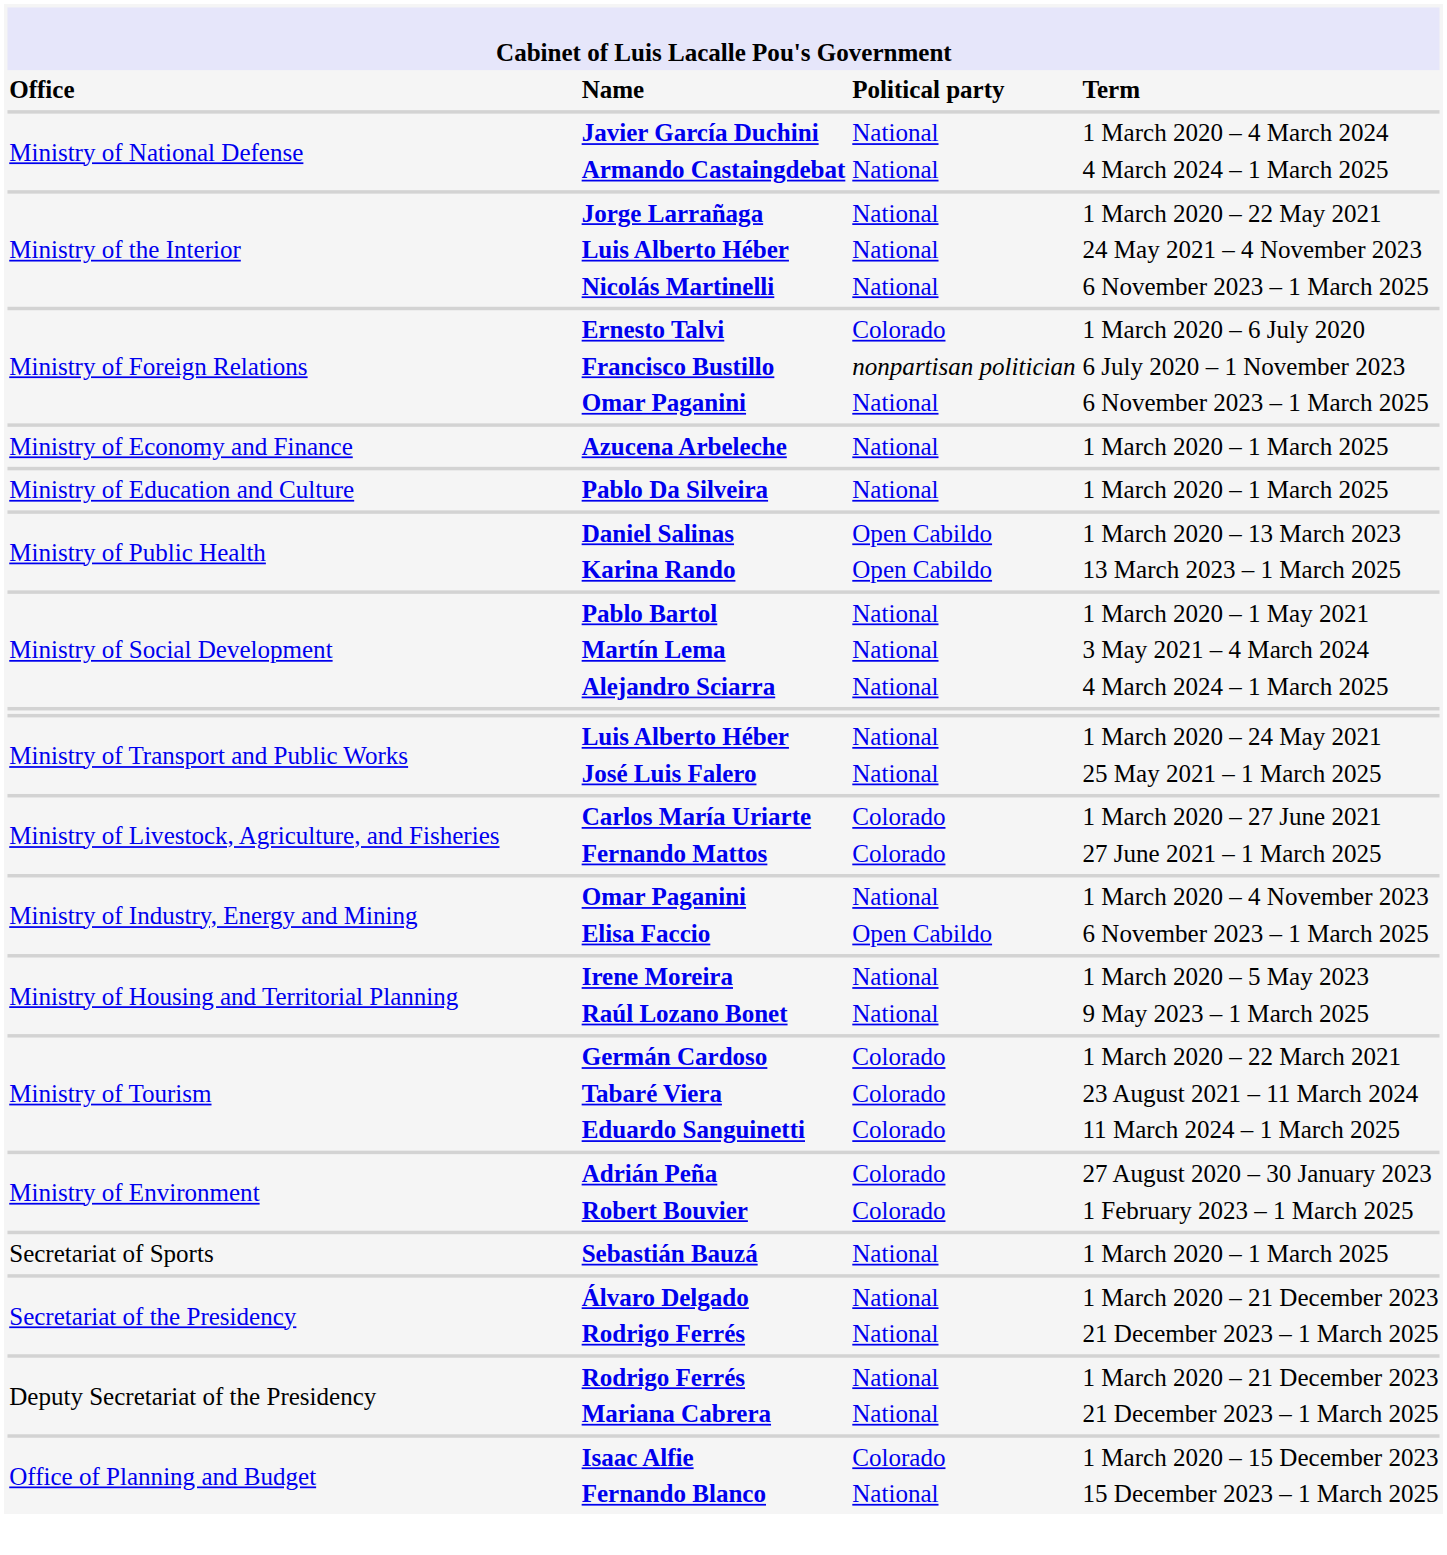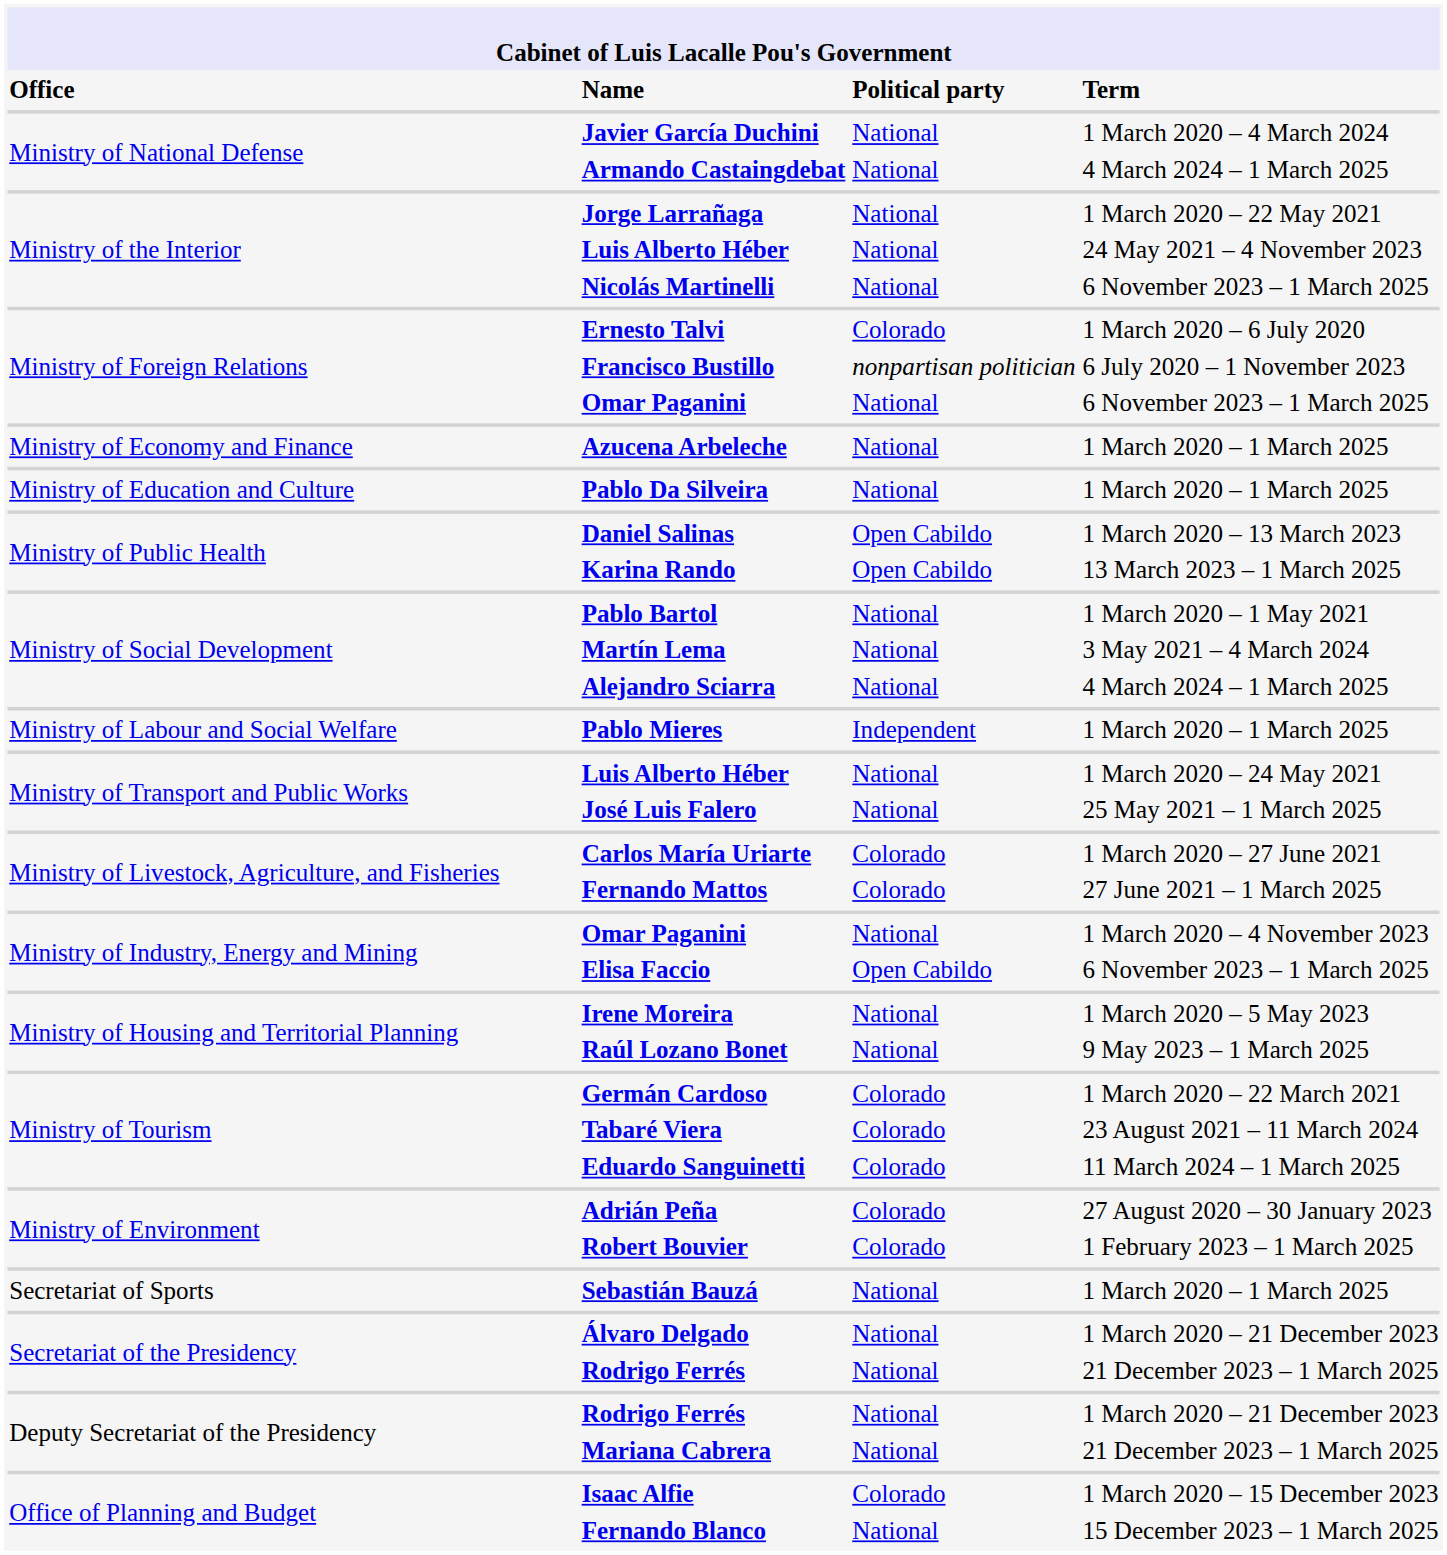+ row: (652, 730)
